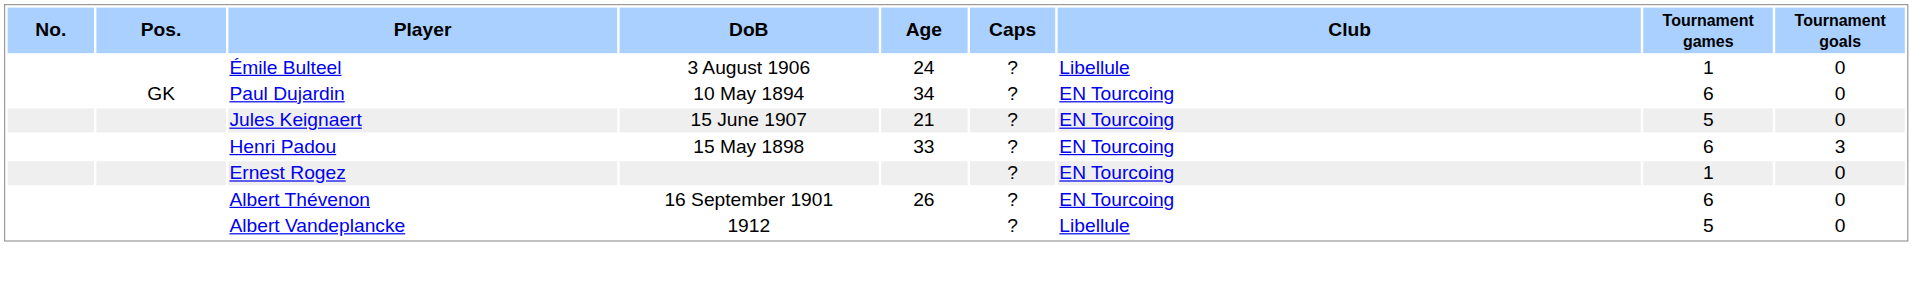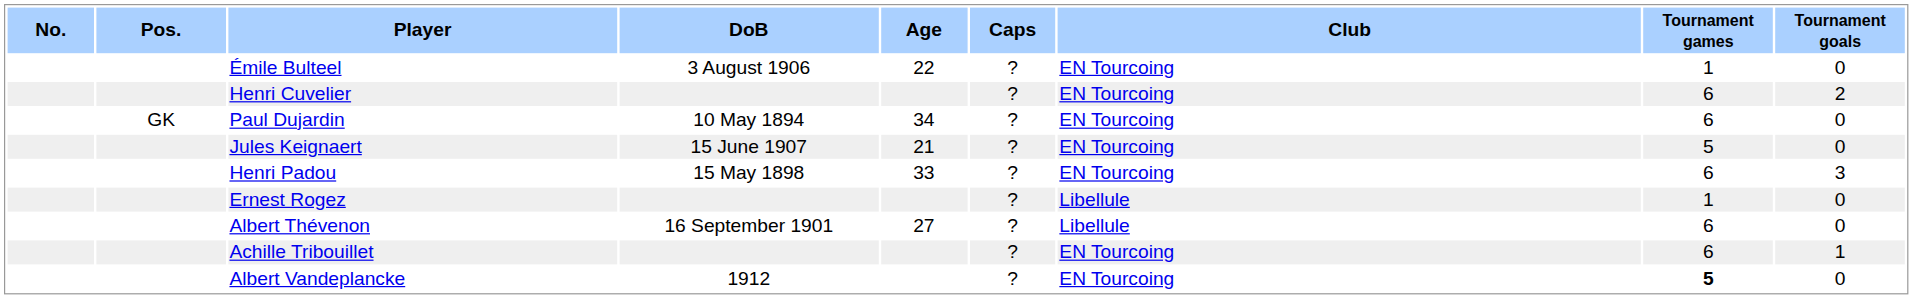(924, 67) 24 -> (924, 67) 22
(1095, 67) Libellule -> (1117, 67) EN Tourcoing
+ row: (290, 93)
(1117, 173) EN Tourcoing -> (1095, 199) Libellule
(924, 199) 26 -> (924, 225) 27
(1117, 199) EN Tourcoing -> (1095, 225) Libellule
+ row: (301, 252)
(1095, 225) Libellule -> (1117, 278) EN Tourcoing
(1708, 225) normal -> (1708, 278) bold
